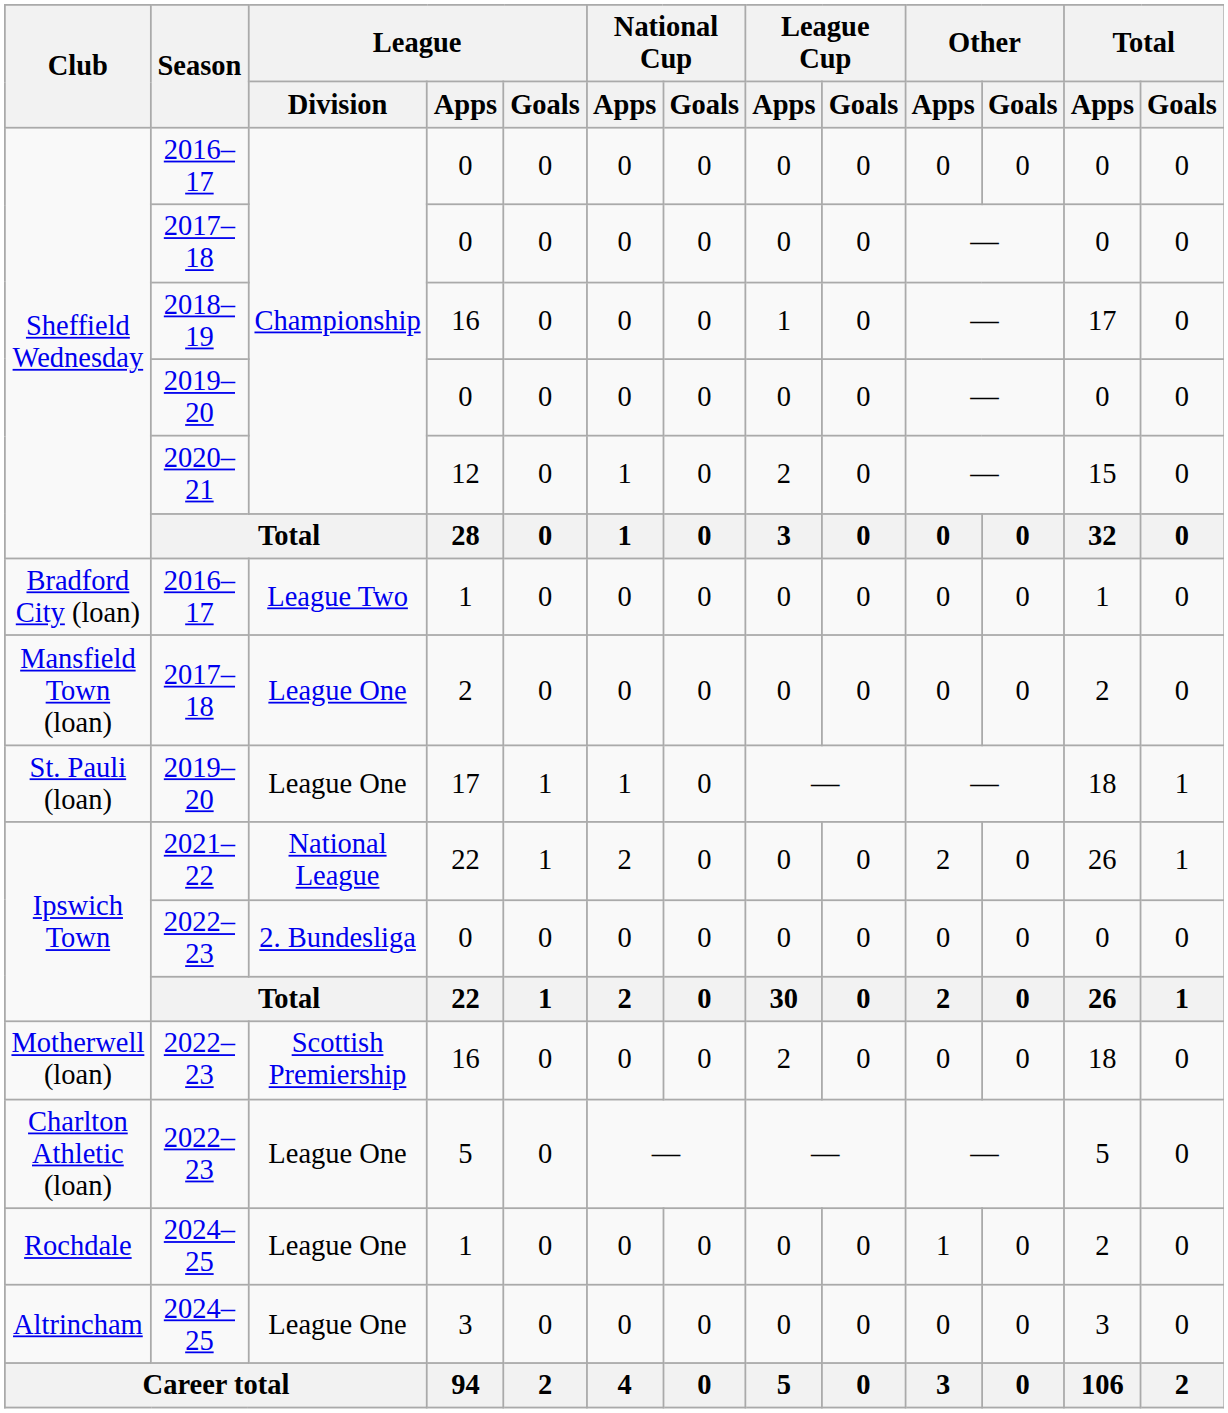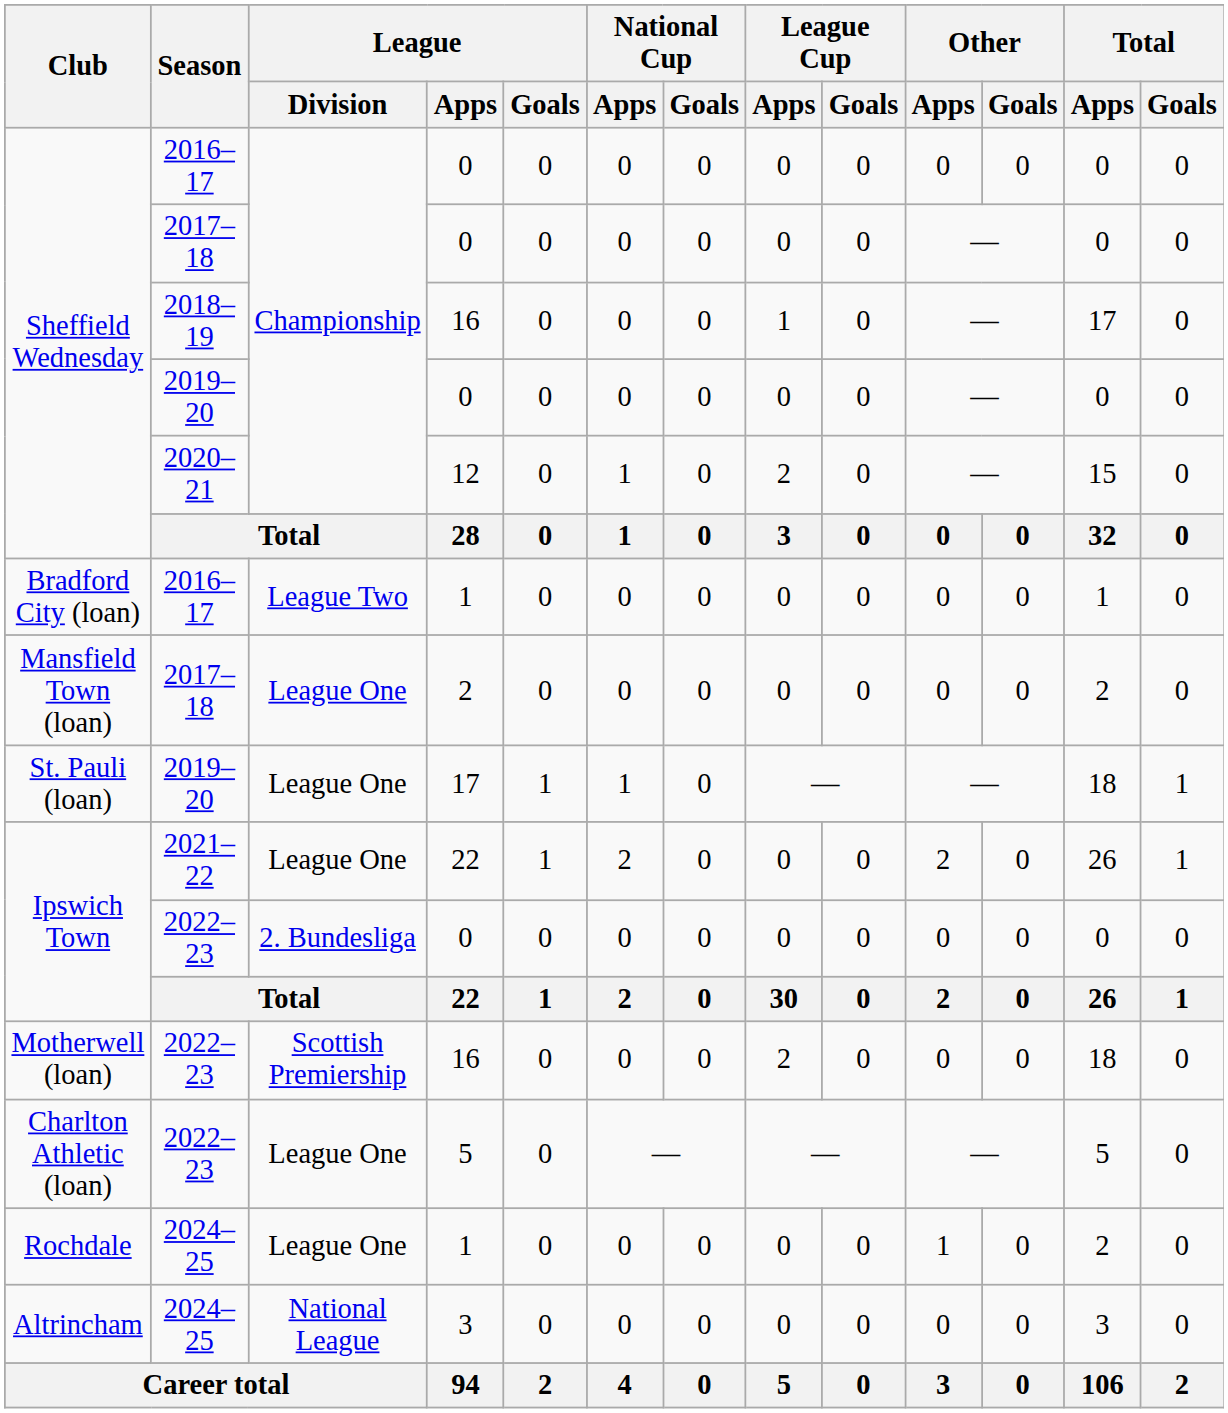(338, 860) National League -> (338, 860) League One
(338, 1323) League One -> (338, 1323) National League
